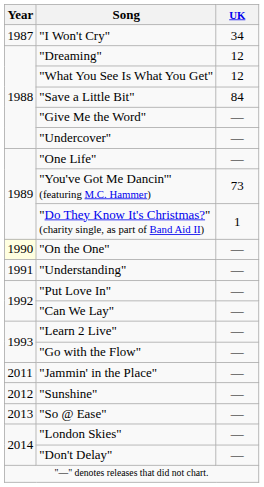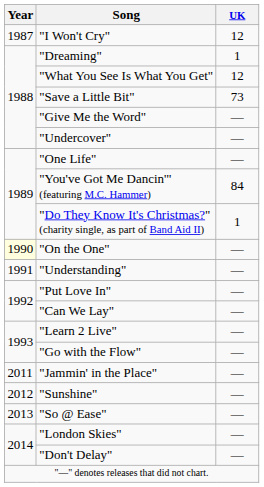(237, 35) 34 -> (237, 35) 12
(237, 55) 12 -> (237, 55) 1
(237, 96) 84 -> (237, 96) 73
(237, 186) 73 -> (237, 186) 84
